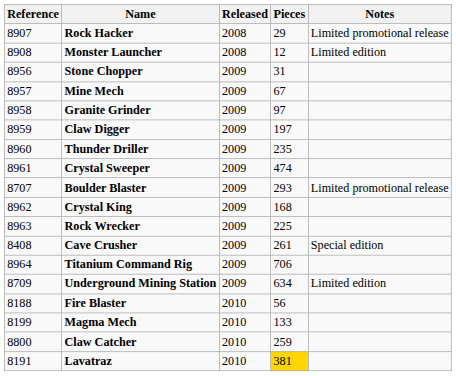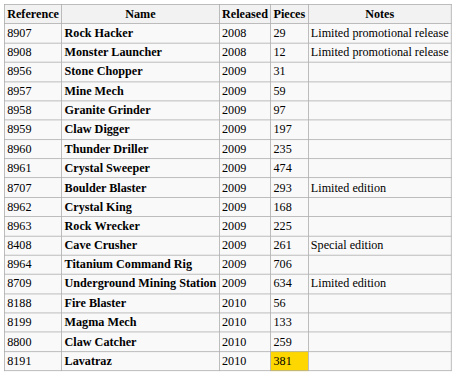(348, 52) Limited edition -> (380, 52) Limited promotional release
(280, 91) 67 -> (280, 91) 59
(380, 187) Limited promotional release -> (348, 187) Limited edition
